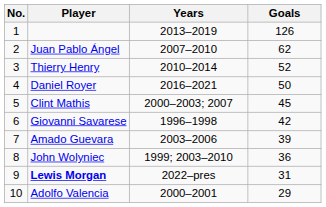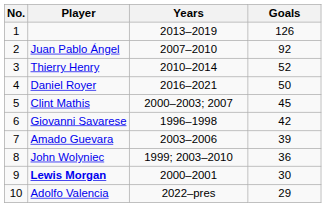(285, 49) 62 -> (285, 49) 92
(189, 175) 2022–pres -> (189, 175) 2000–2001
(285, 175) 31 -> (285, 175) 30
(189, 193) 2000–2001 -> (189, 193) 2022–pres
